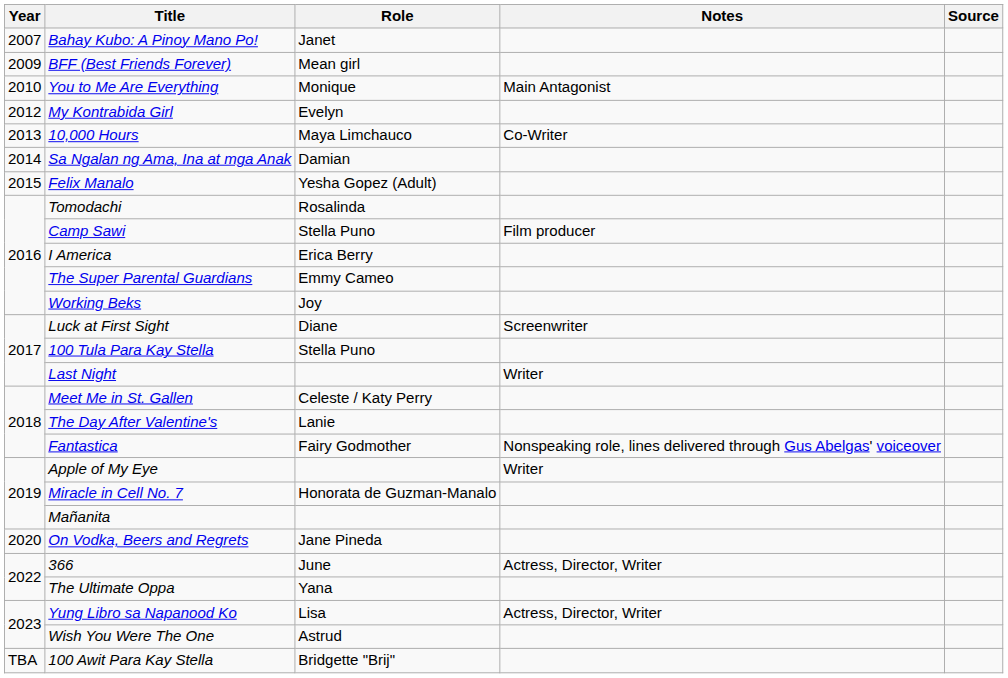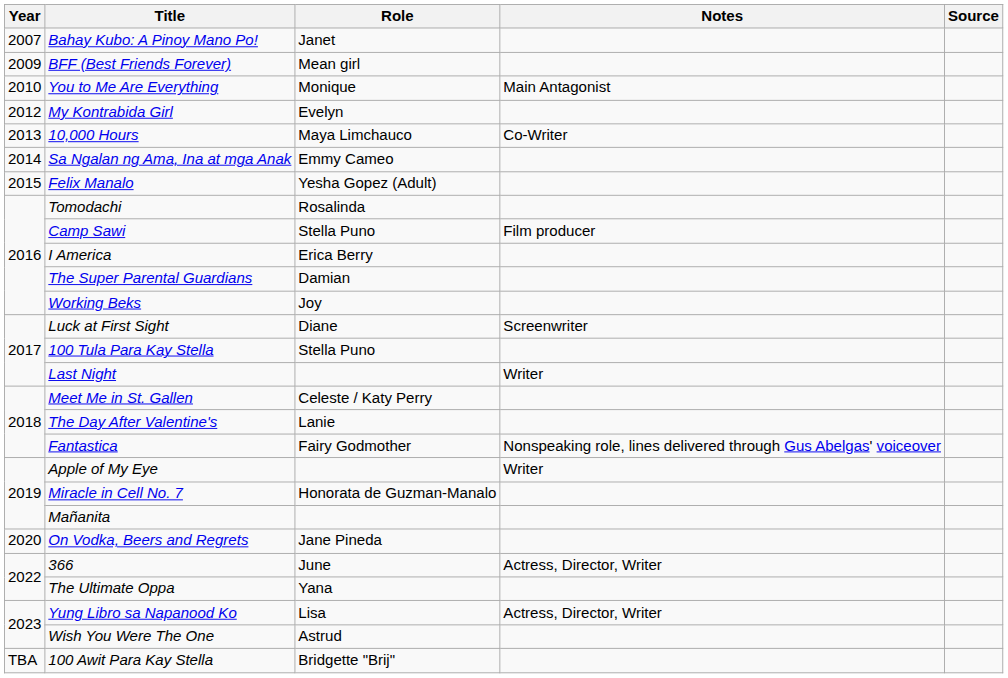(324, 159) Damian -> (346, 159) Emmy Cameo
(346, 278) Emmy Cameo -> (324, 278) Damian
